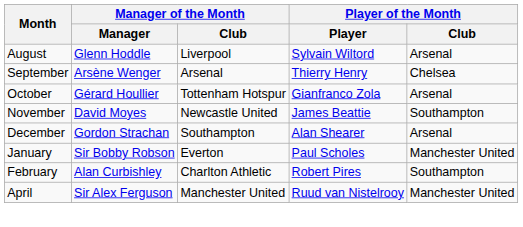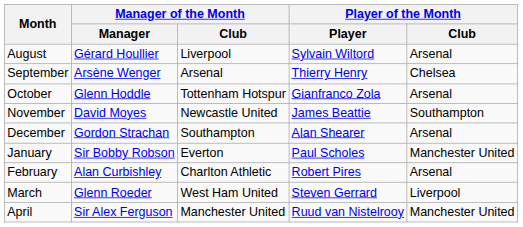(112, 53) Glenn Hoddle -> (116, 53) Gérard Houllier
(116, 93) Gérard Houllier -> (112, 93) Glenn Hoddle
(447, 172) Southampton -> (431, 172) Arsenal
+ row: (25, 192)
